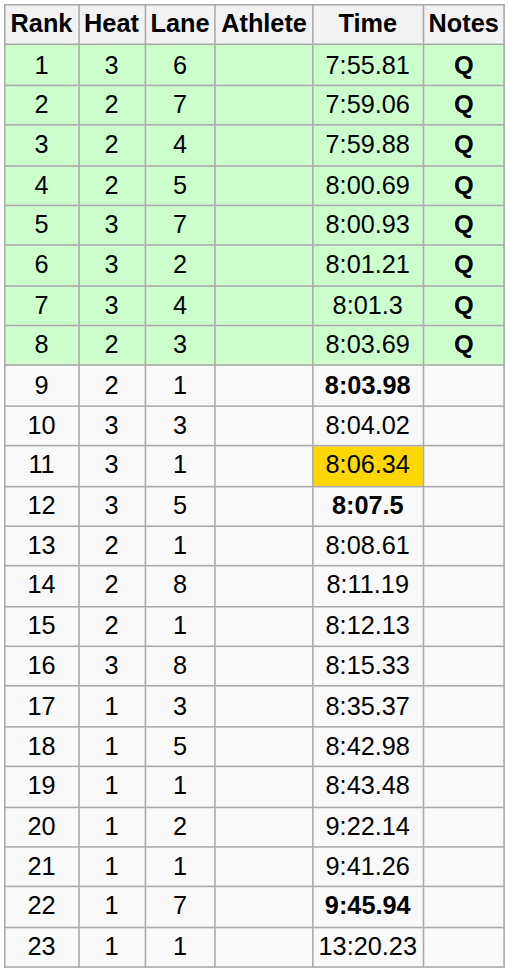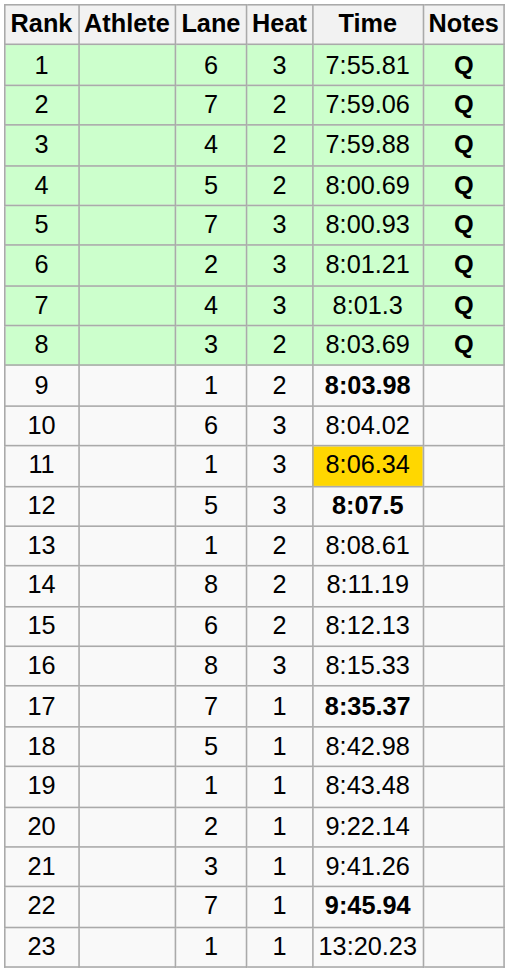columns swapped: (111, 24) <-> (264, 24)
(180, 425) 3 -> (211, 425) 6
(180, 625) 1 -> (211, 625) 6
(180, 706) 3 -> (211, 706) 7
(368, 706) normal -> (368, 706) bold
(180, 866) 1 -> (211, 866) 3
